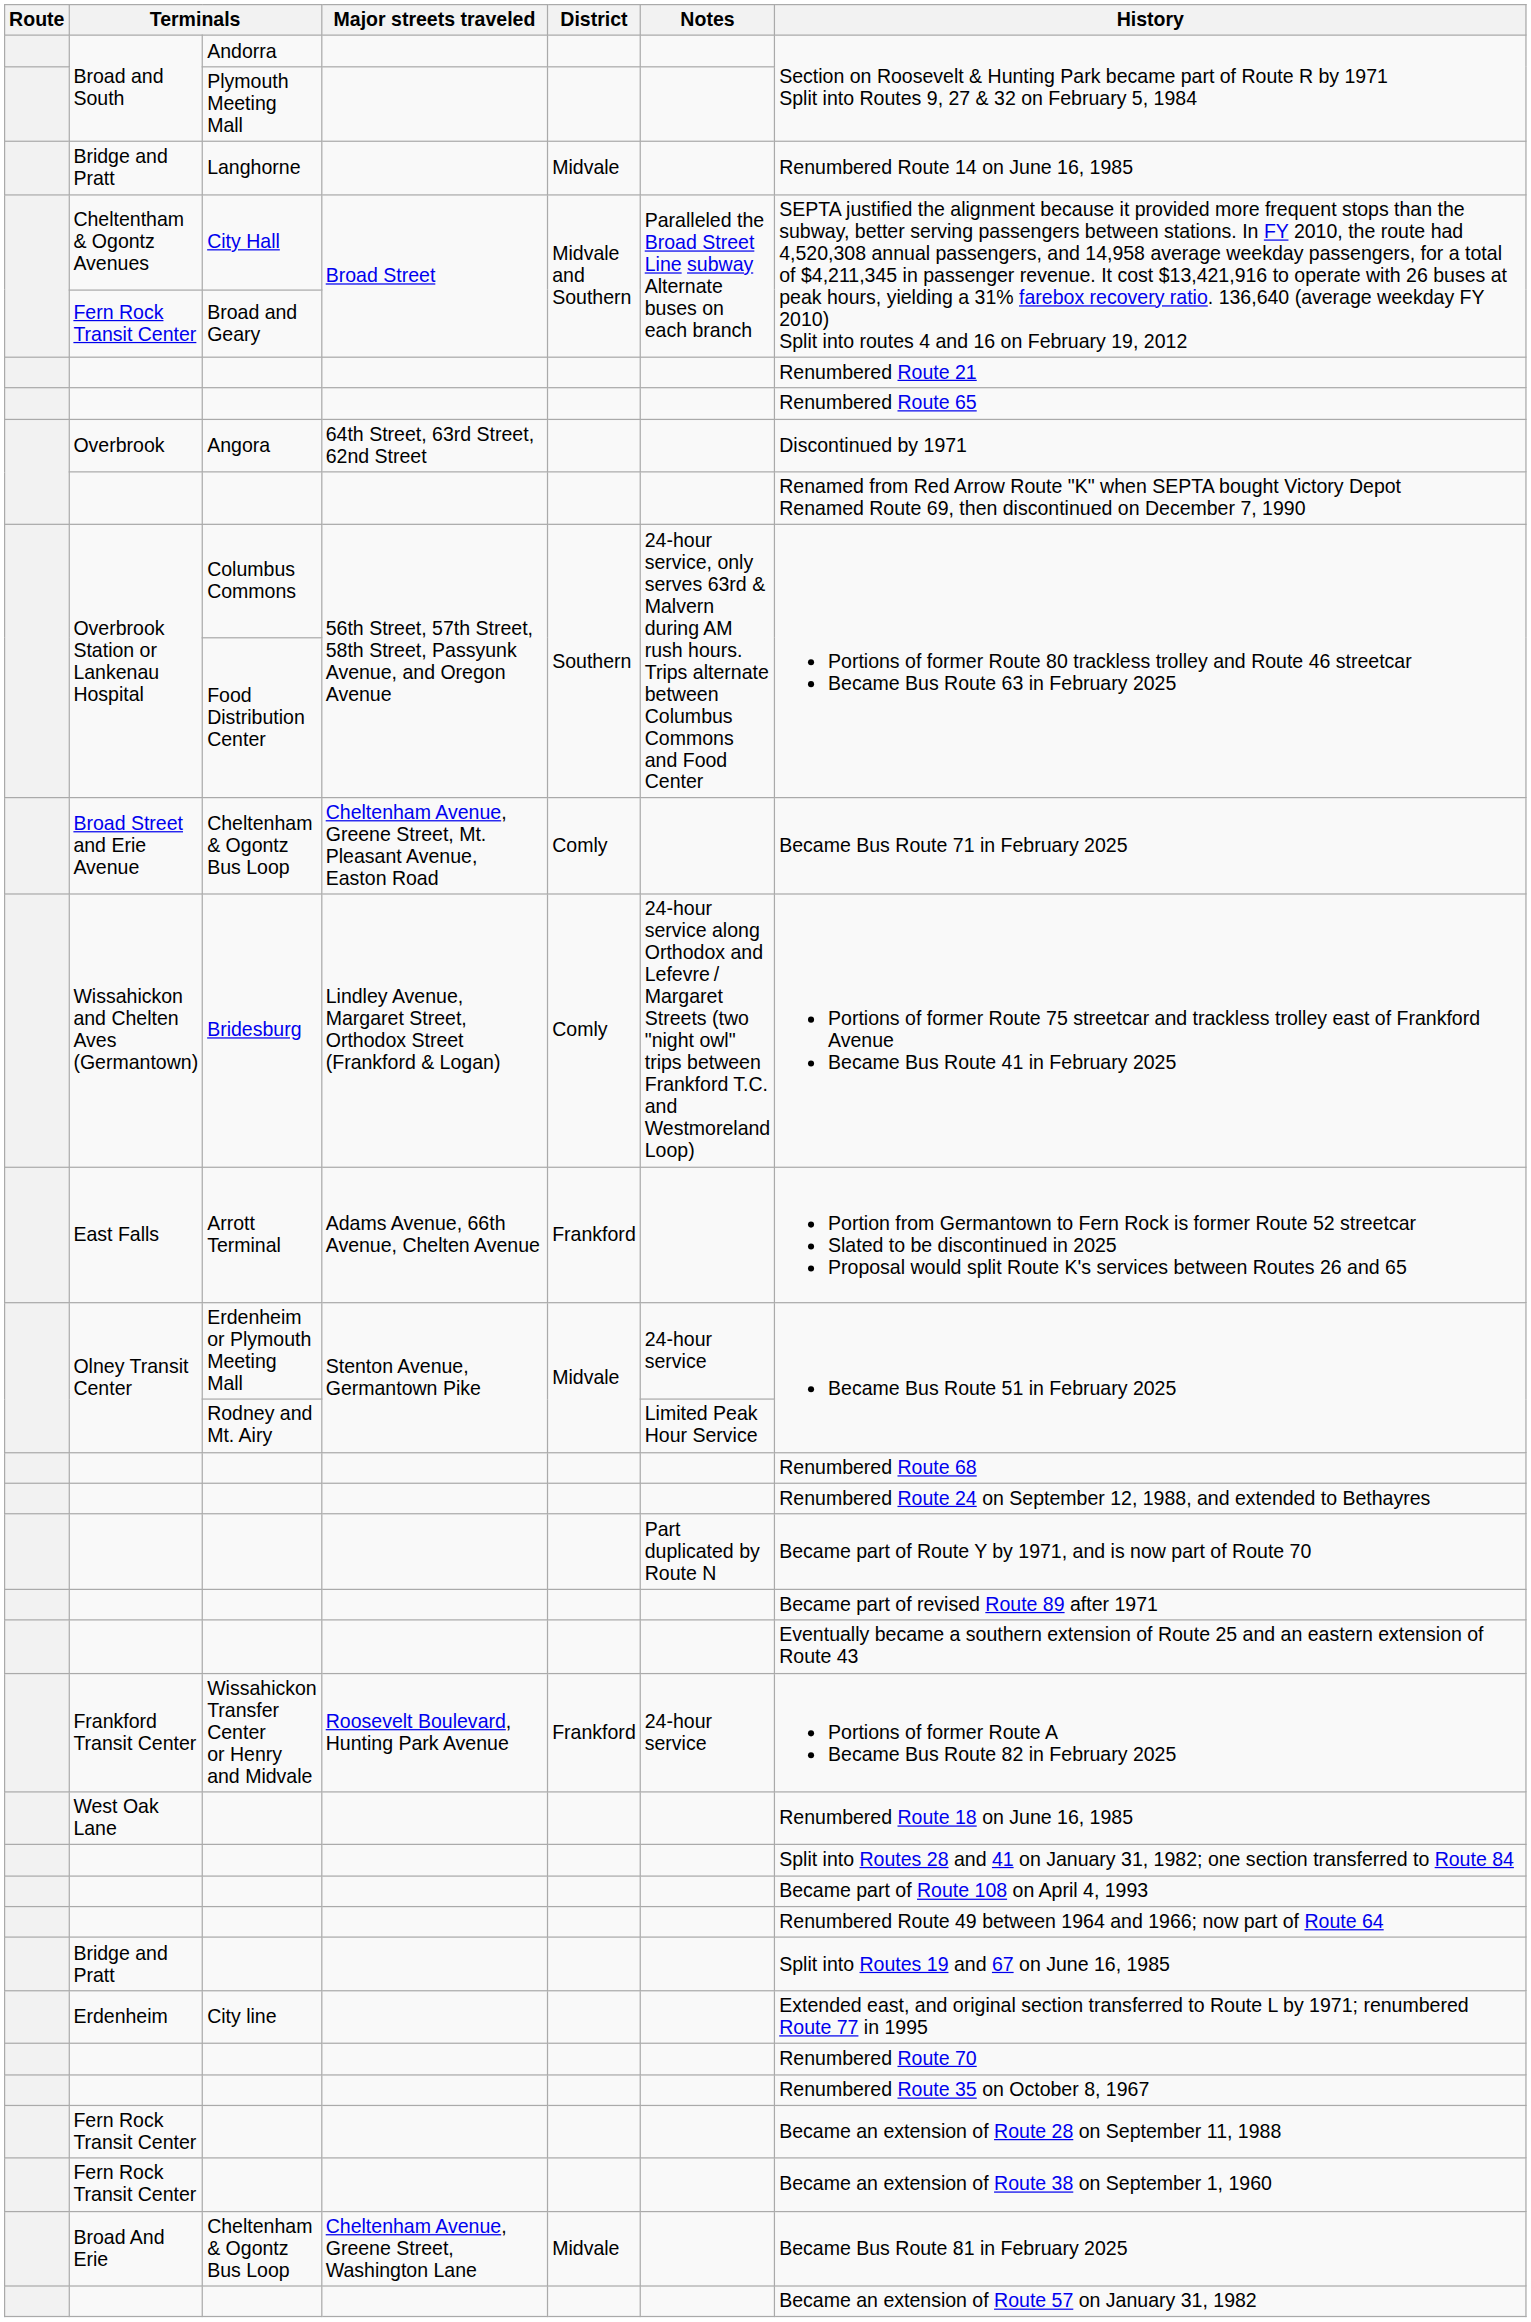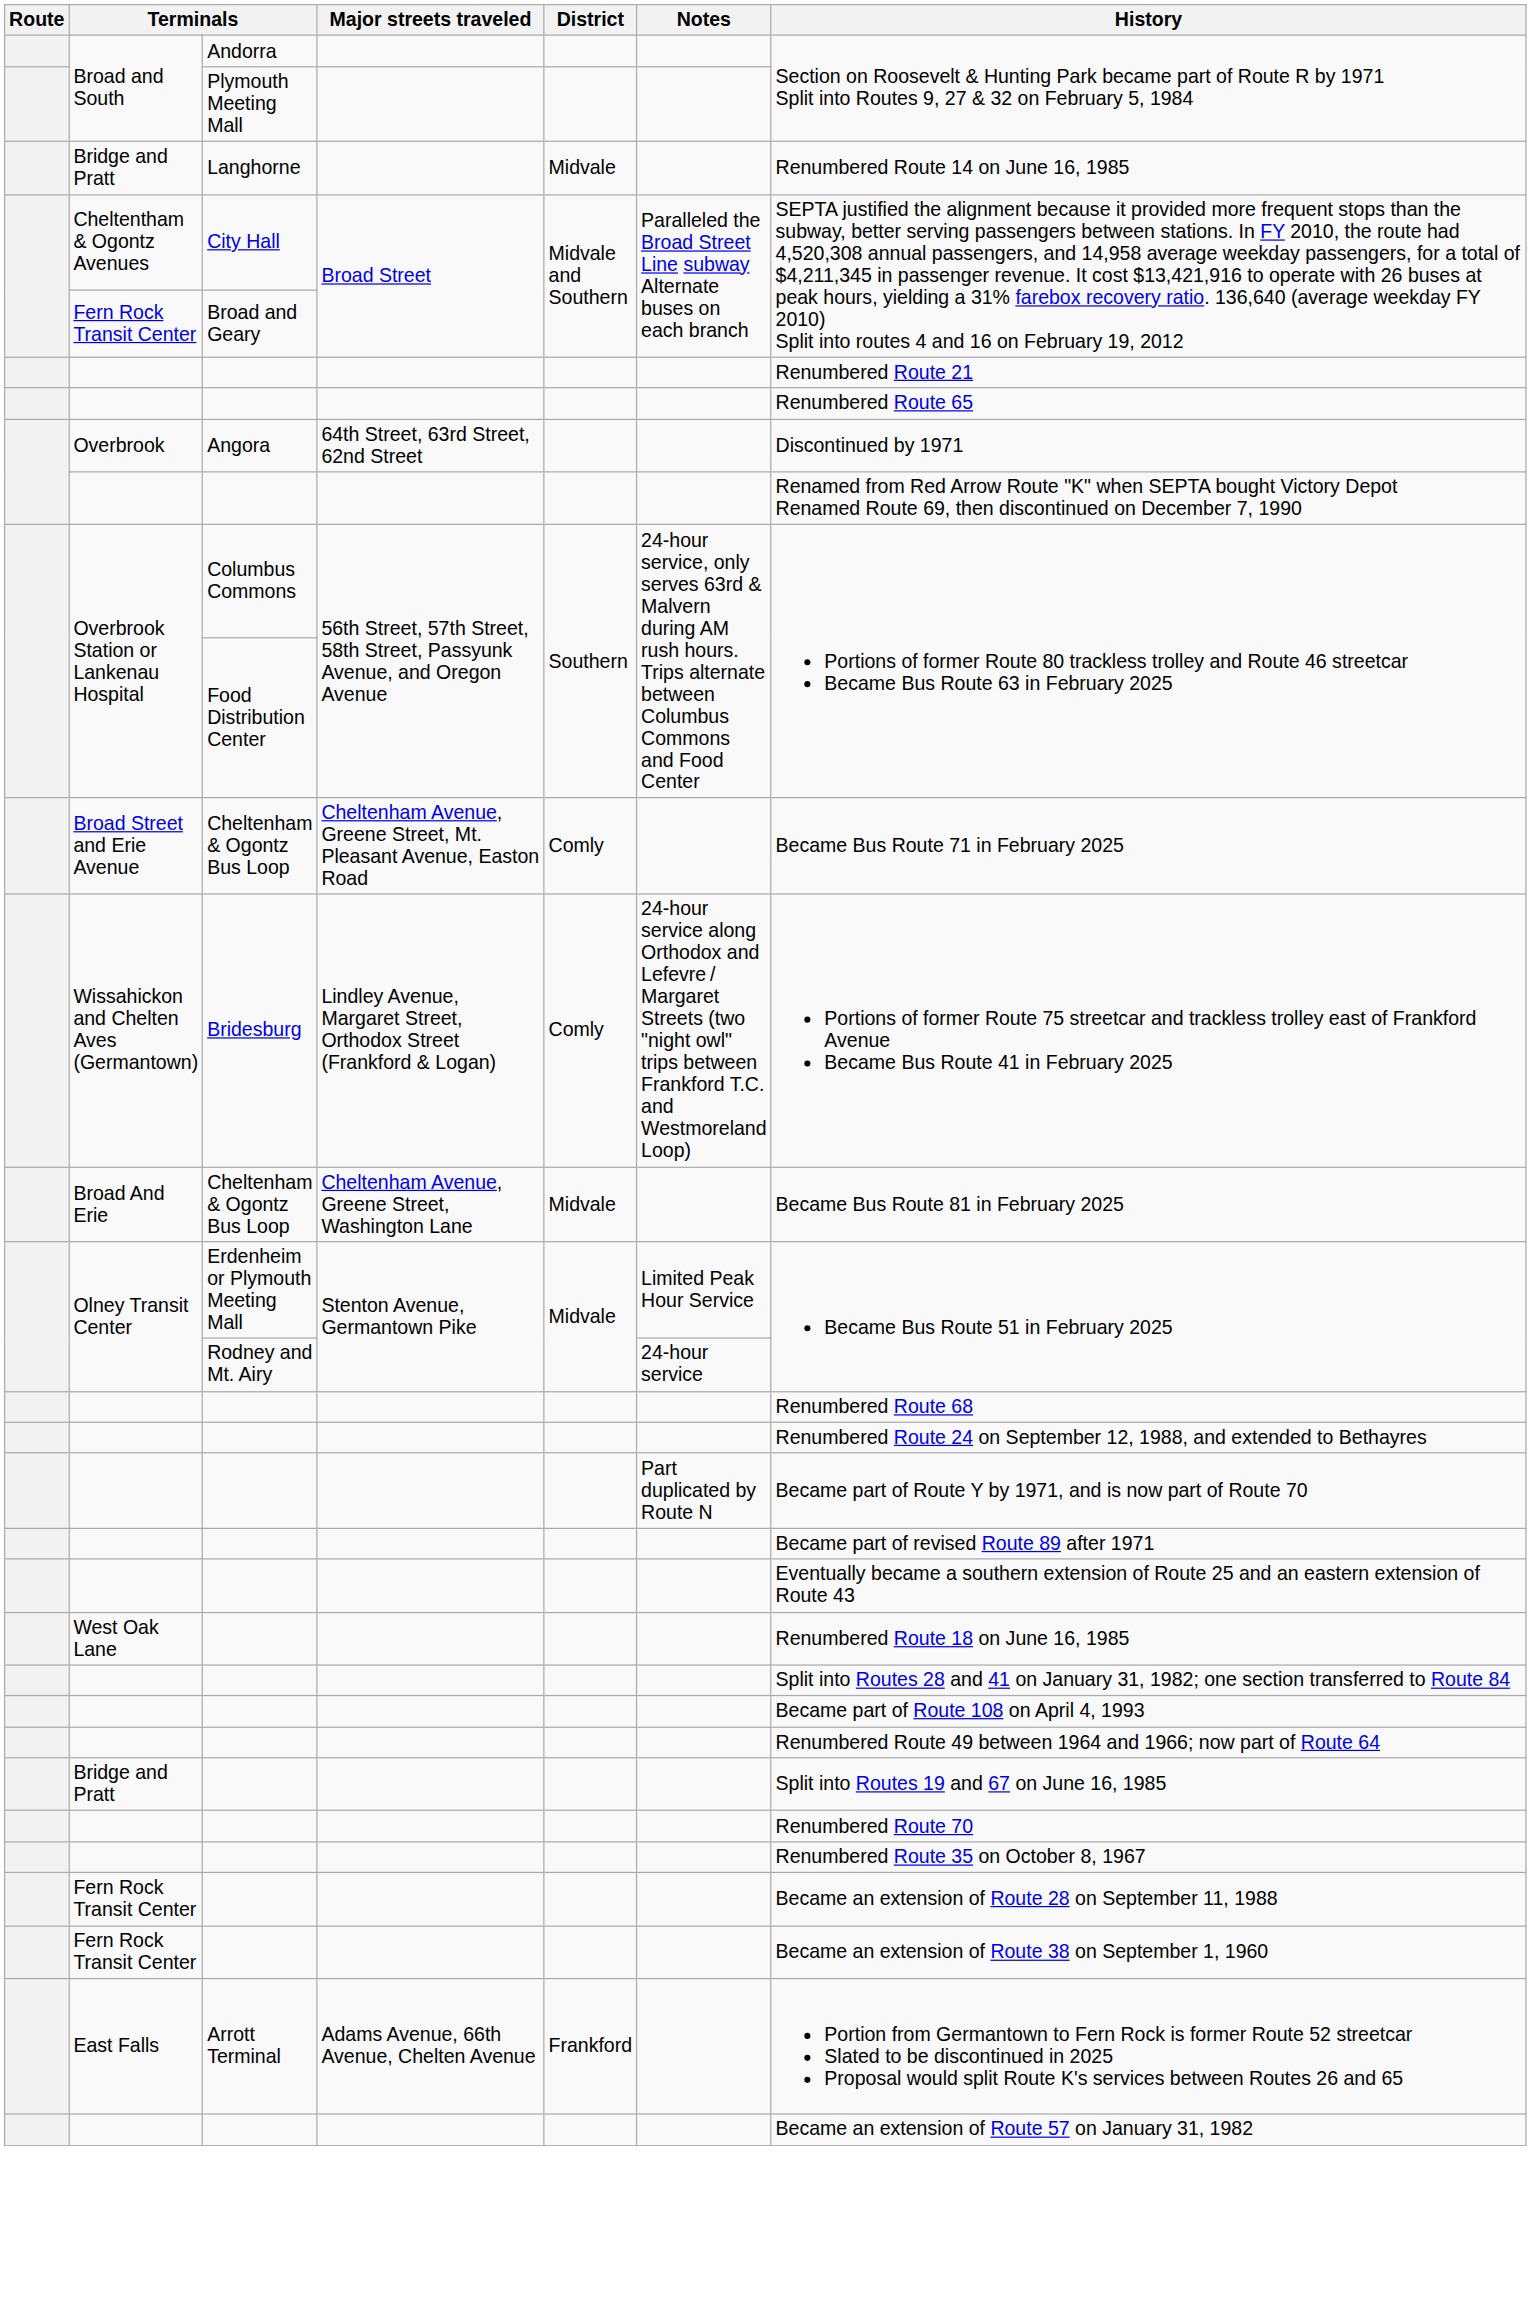rows swapped: (116, 1234) <-> (119, 2248)
(678, 1350) 24-hour service -> (697, 1289) Limited Peak Hour Service
(701, 1425) Limited Peak Hour Service -> (675, 1364) 24-hour service
- row: (135, 1732)
- row: (121, 2016)
